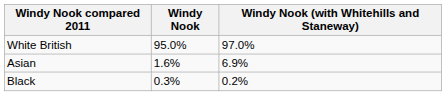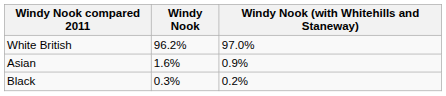(170, 44) 95.0% -> (170, 44) 96.2%
(235, 63) 6.9% -> (235, 63) 0.9%
